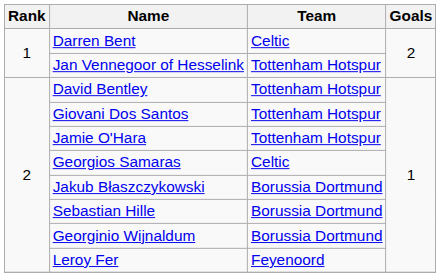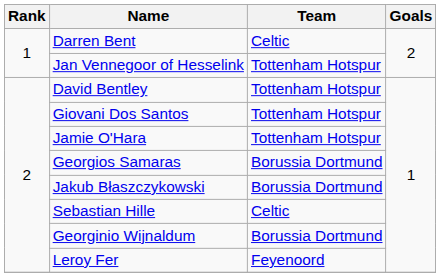(270, 162) Celtic -> (317, 162) Borussia Dortmund
(317, 211) Borussia Dortmund -> (270, 211) Celtic
